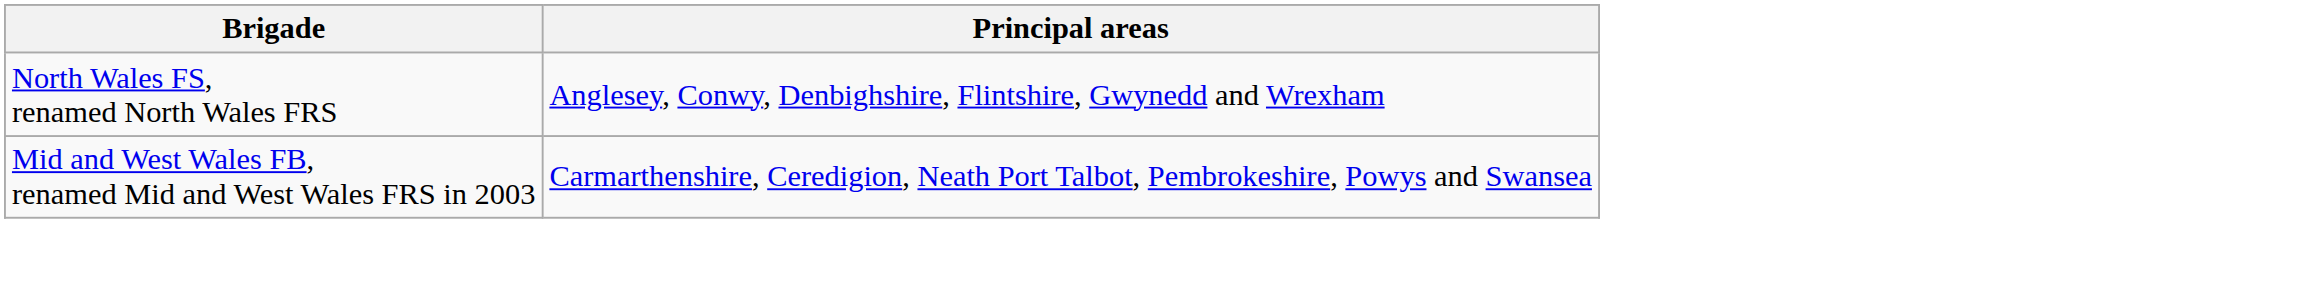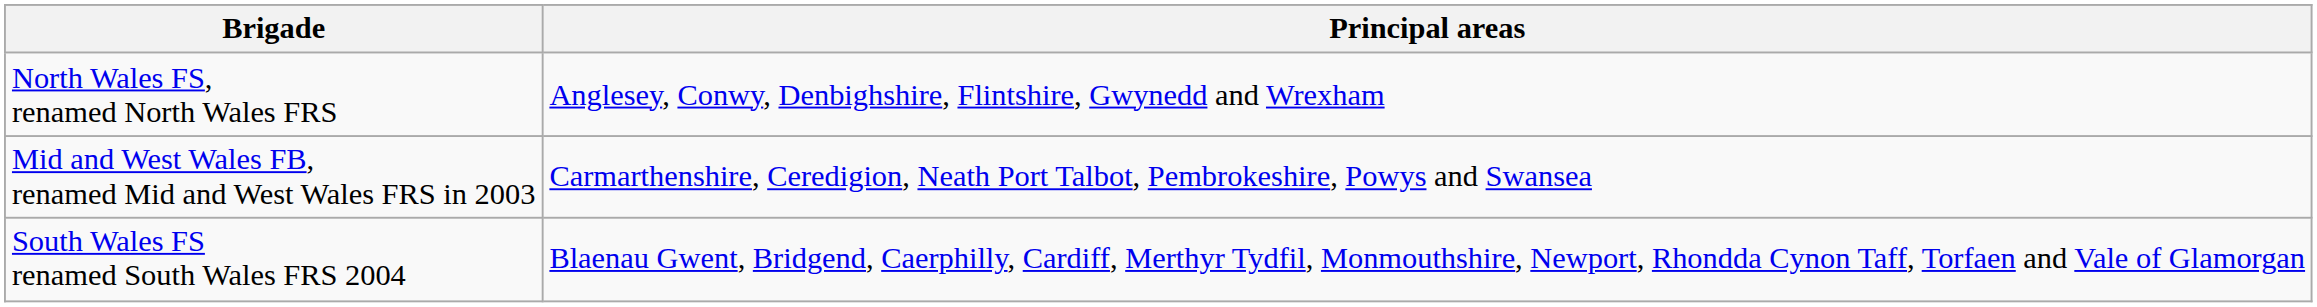+ row: (209, 258)
